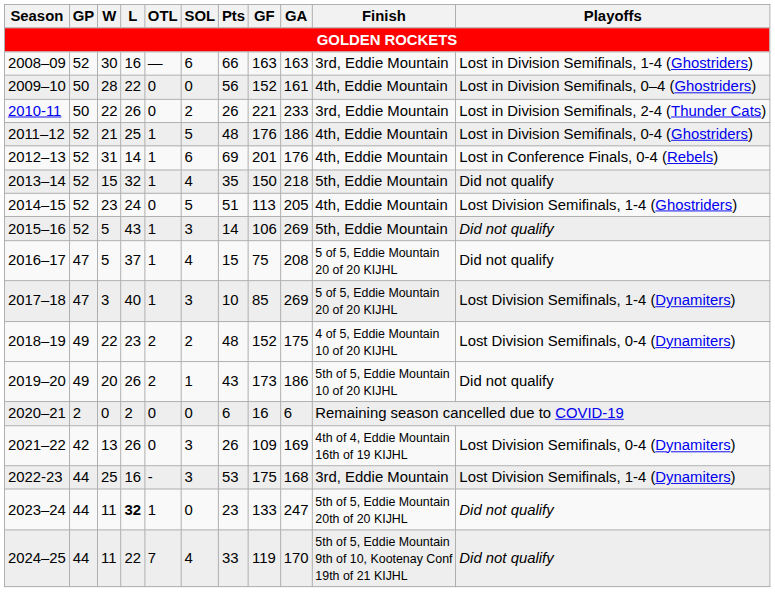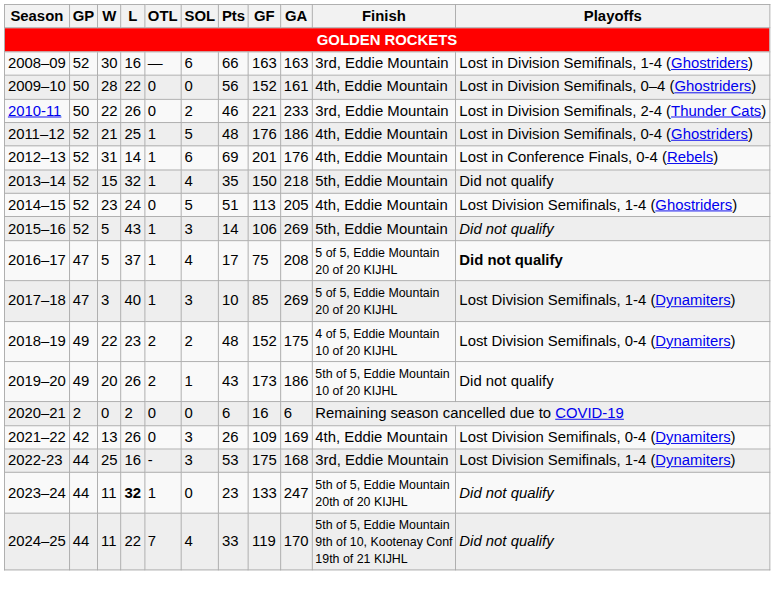(230, 110) 26 -> (230, 110) 46
(230, 260) 15 -> (230, 260) 17
(506, 260) normal -> (511, 260) bold
(383, 446) 4th of 4, Eddie Mountain 16th of 19 KIJHL -> (382, 437) 4th, Eddie Mountain
